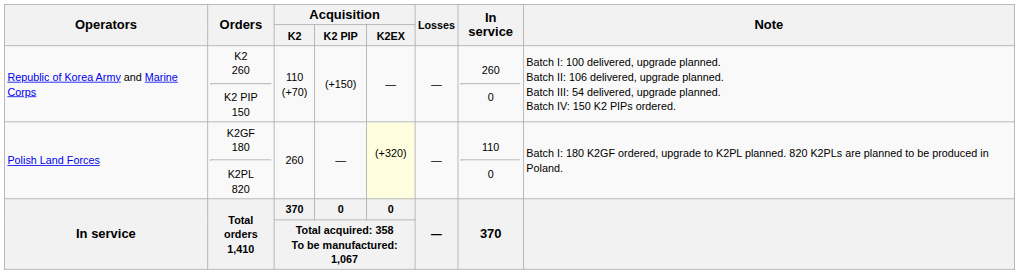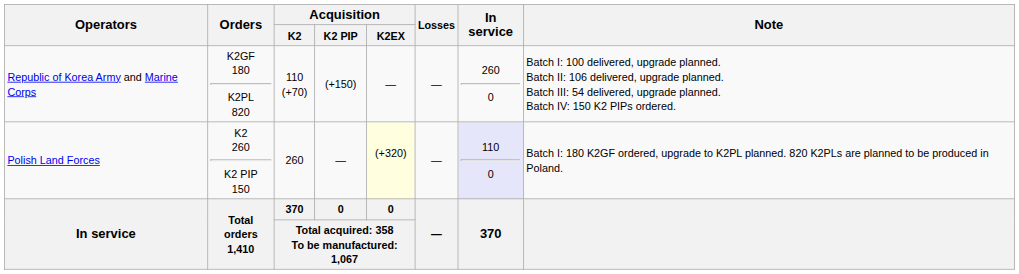(241, 84) K2 260 K2 PIP 150 -> (241, 84) K2GF 180 K2PL 820
(241, 161) K2GF 180 K2PL 820 -> (241, 161) K2 260 K2 PIP 150
(491, 161) no background -> (491, 161) lavender background
